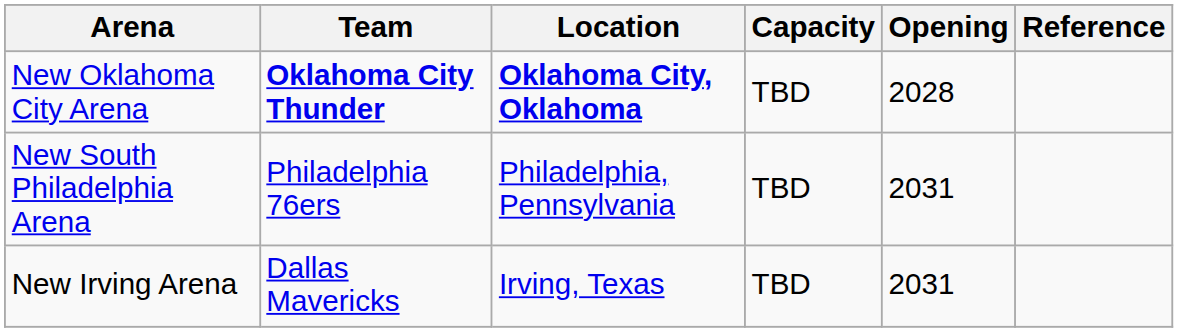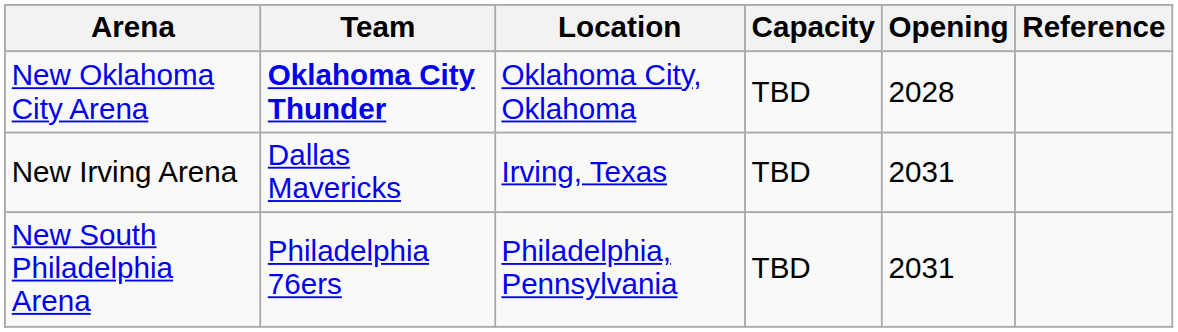(606, 91) bold -> (601, 91) normal
rows swapped: (92, 188) <-> (124, 285)
